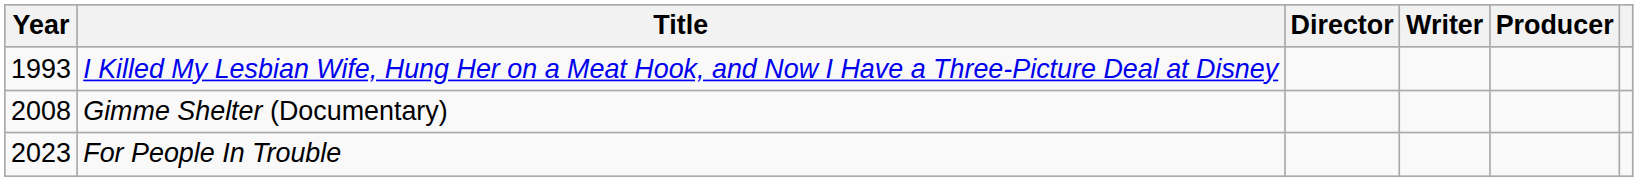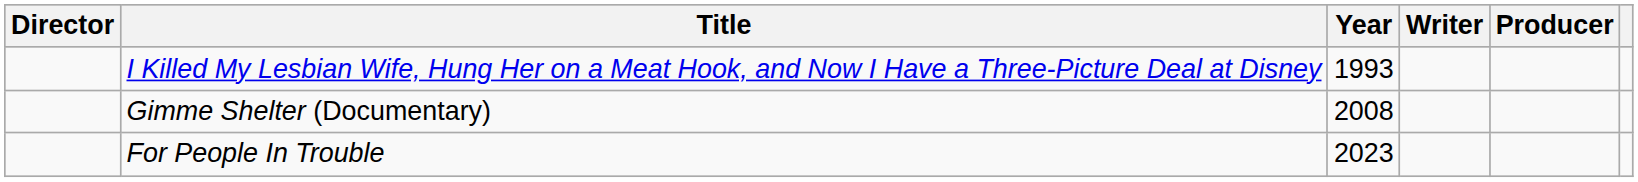columns swapped: (41, 25) <-> (1342, 25)
